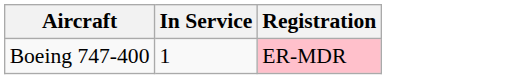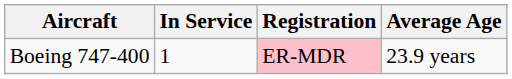+ column: (444, 21)
